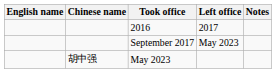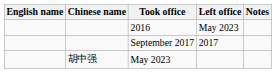(208, 27) 2017 -> (219, 27) May 2023
(219, 43) May 2023 -> (208, 43) 2017
